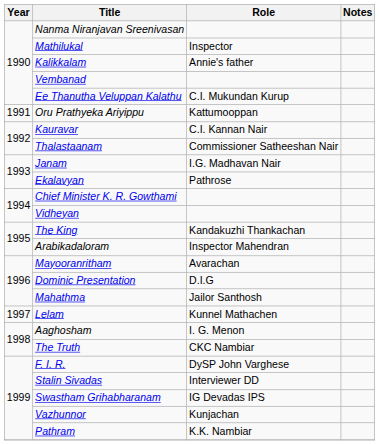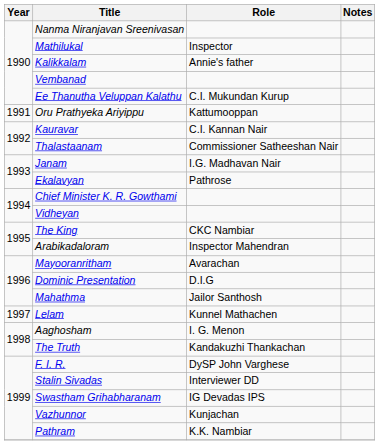(247, 230) Kandakuzhi Thankachan -> (222, 230) CKC Nambiar
(222, 347) CKC Nambiar -> (247, 347) Kandakuzhi Thankachan
